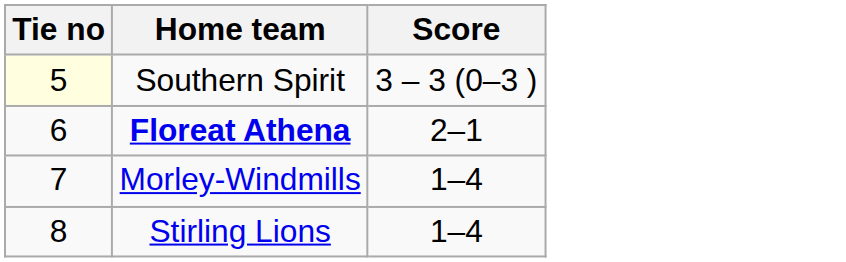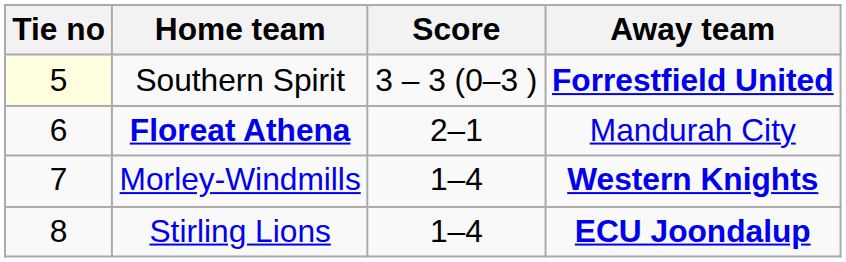+ column: (693, 29)
